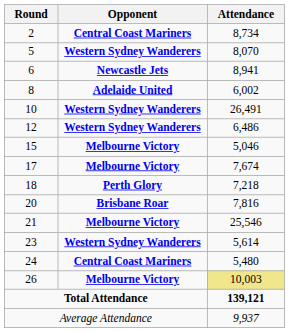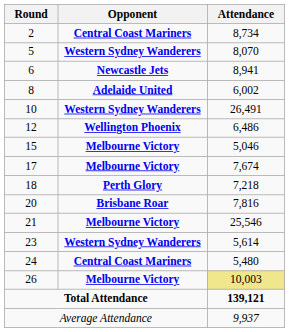(132, 128) Western Sydney Wanderers -> (132, 128) Wellington Phoenix
